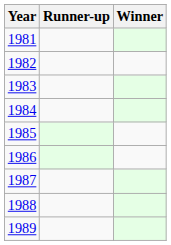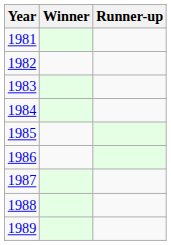columns swapped: (140, 16) <-> (76, 16)
